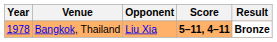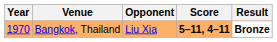(18, 29) 1978 -> (18, 29) 1970
